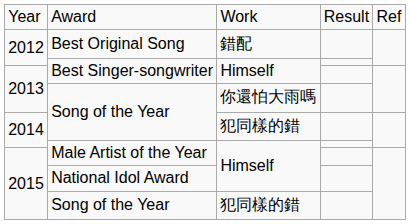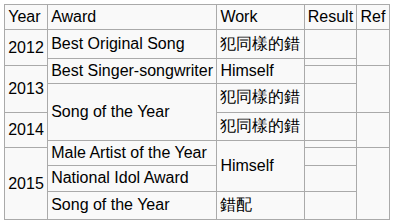(236, 43) 錯配 -> (260, 43) 犯同樣的錯
(268, 97) 你還怕大雨嗎 -> (260, 97) 犯同樣的錯
(260, 204) 犯同樣的錯 -> (236, 204) 錯配
